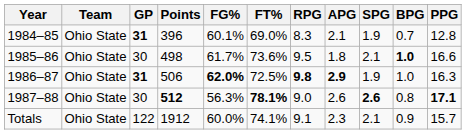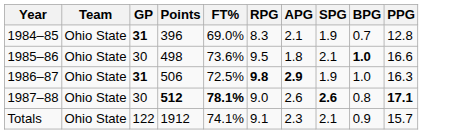- column: (225, 14)
